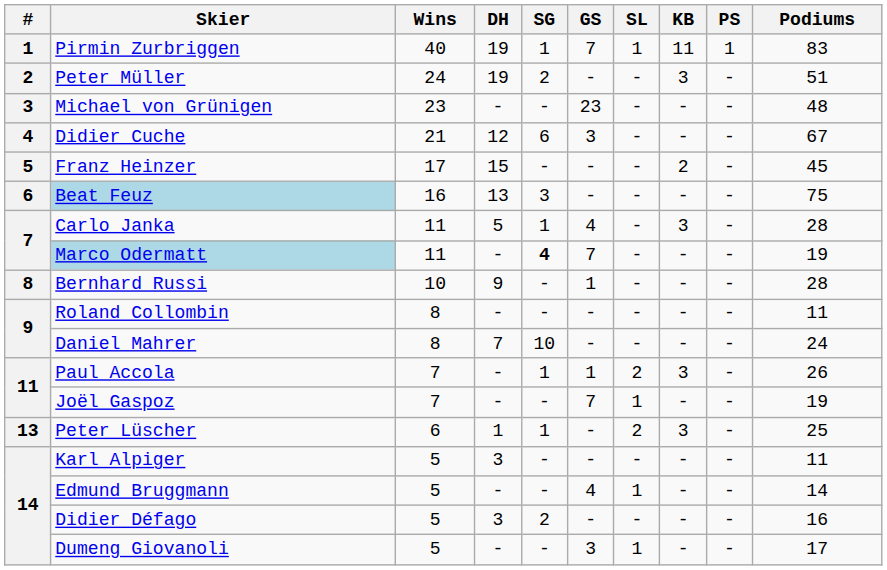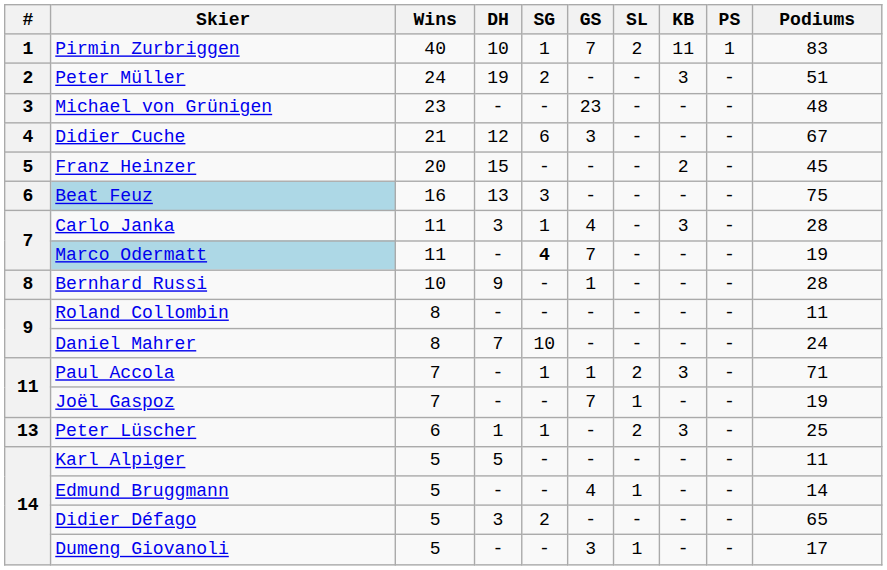(498, 49) 19 -> (498, 49) 10
(637, 49) 1 -> (637, 49) 2
(435, 167) 17 -> (435, 167) 20
(498, 226) 5 -> (498, 226) 3
(817, 373) 26 -> (817, 373) 71
(498, 461) 3 -> (498, 461) 5
(817, 520) 16 -> (817, 520) 65
